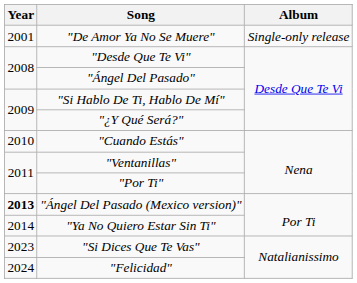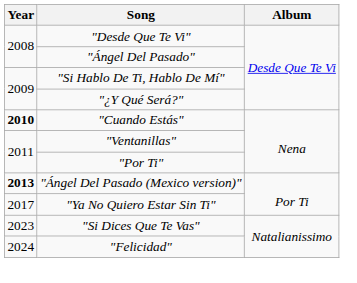- row: (141, 36)
(21, 141) normal -> (21, 120) bold
(21, 225) 2014 -> (21, 204) 2017
